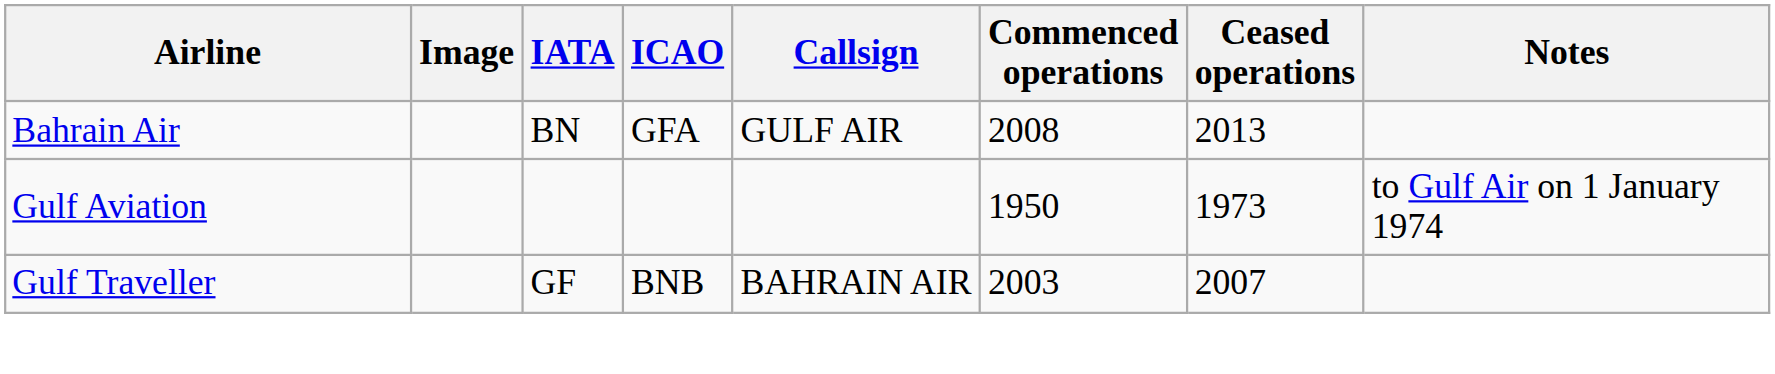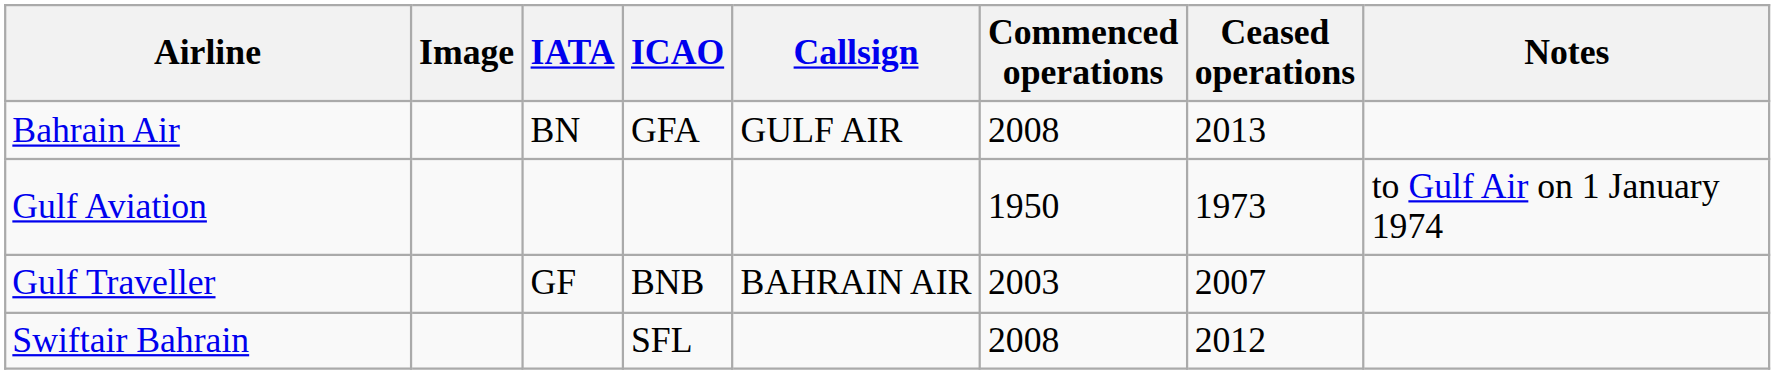+ row: (131, 339)
